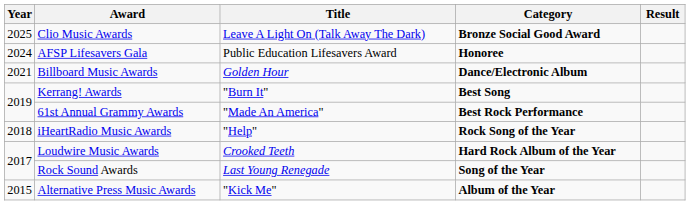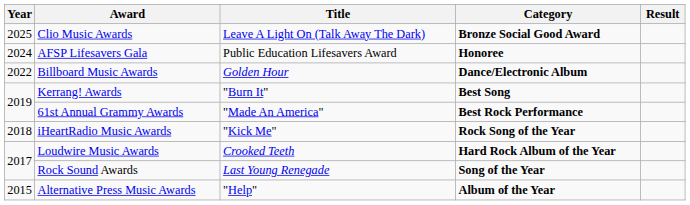(20, 72) 2021 -> (20, 72) 2022
(240, 131) "Help" -> (250, 131) "Kick Me"
(250, 190) "Kick Me" -> (240, 190) "Help"
